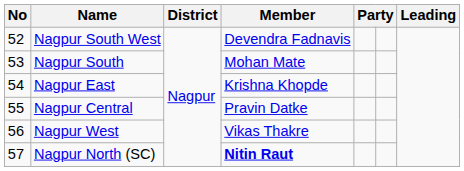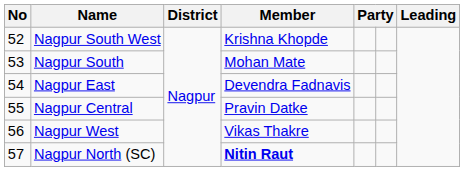(287, 39) Devendra Fadnavis -> (276, 39) Krishna Khopde
(276, 85) Krishna Khopde -> (287, 85) Devendra Fadnavis
